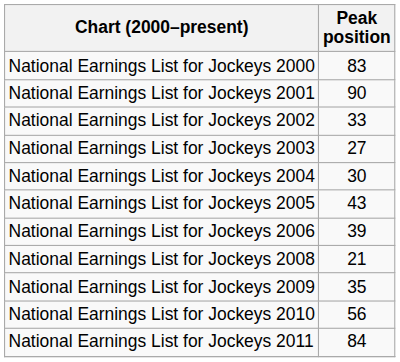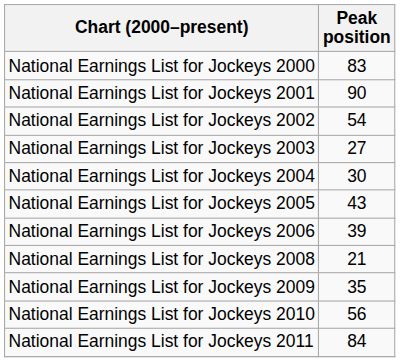(357, 120) 33 -> (357, 120) 54
